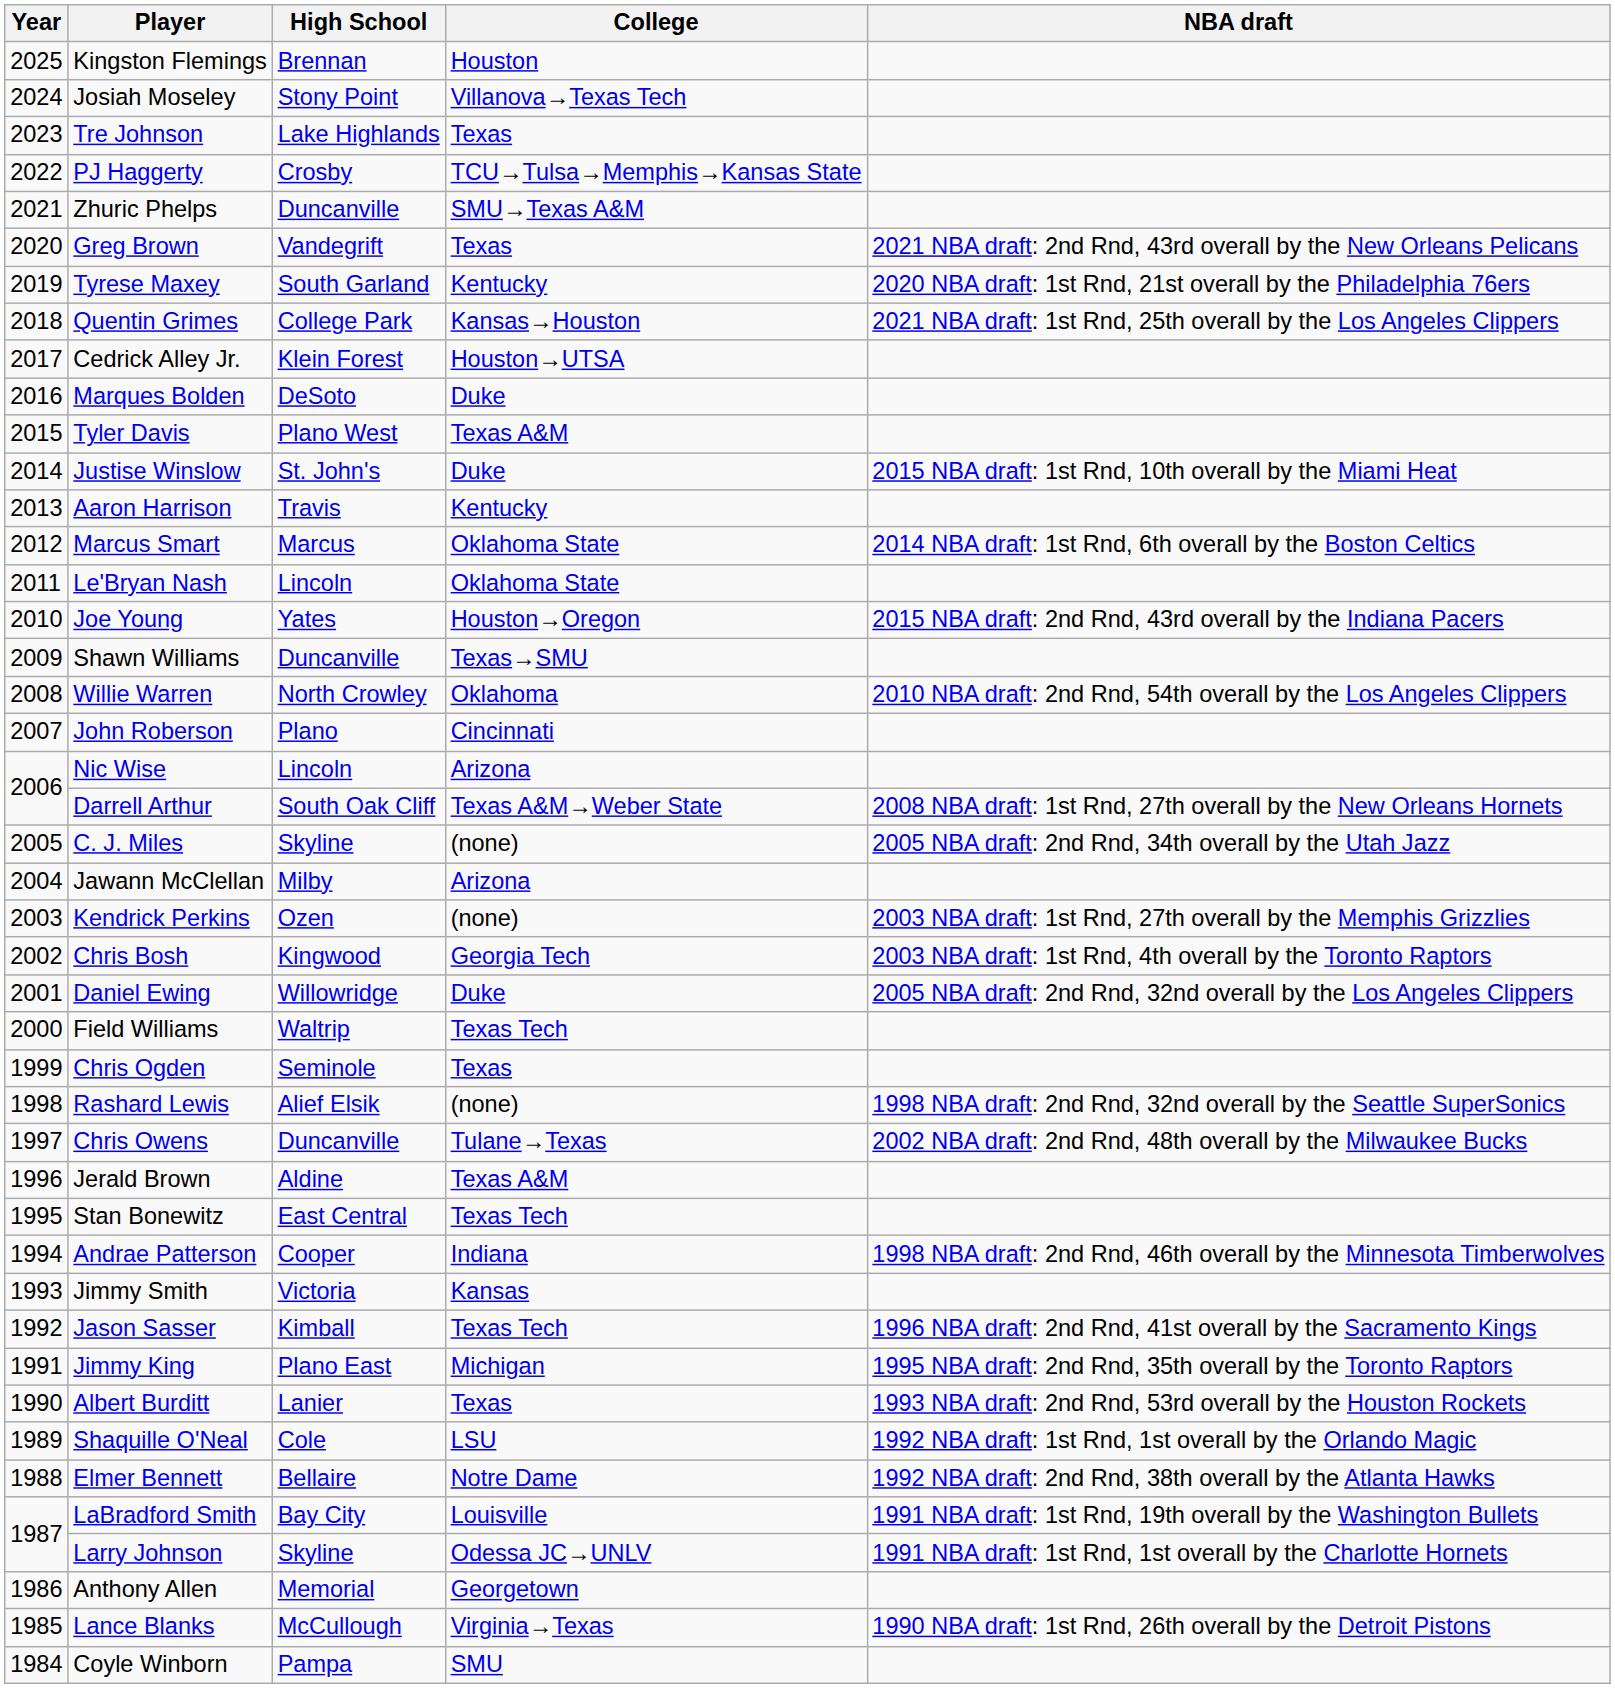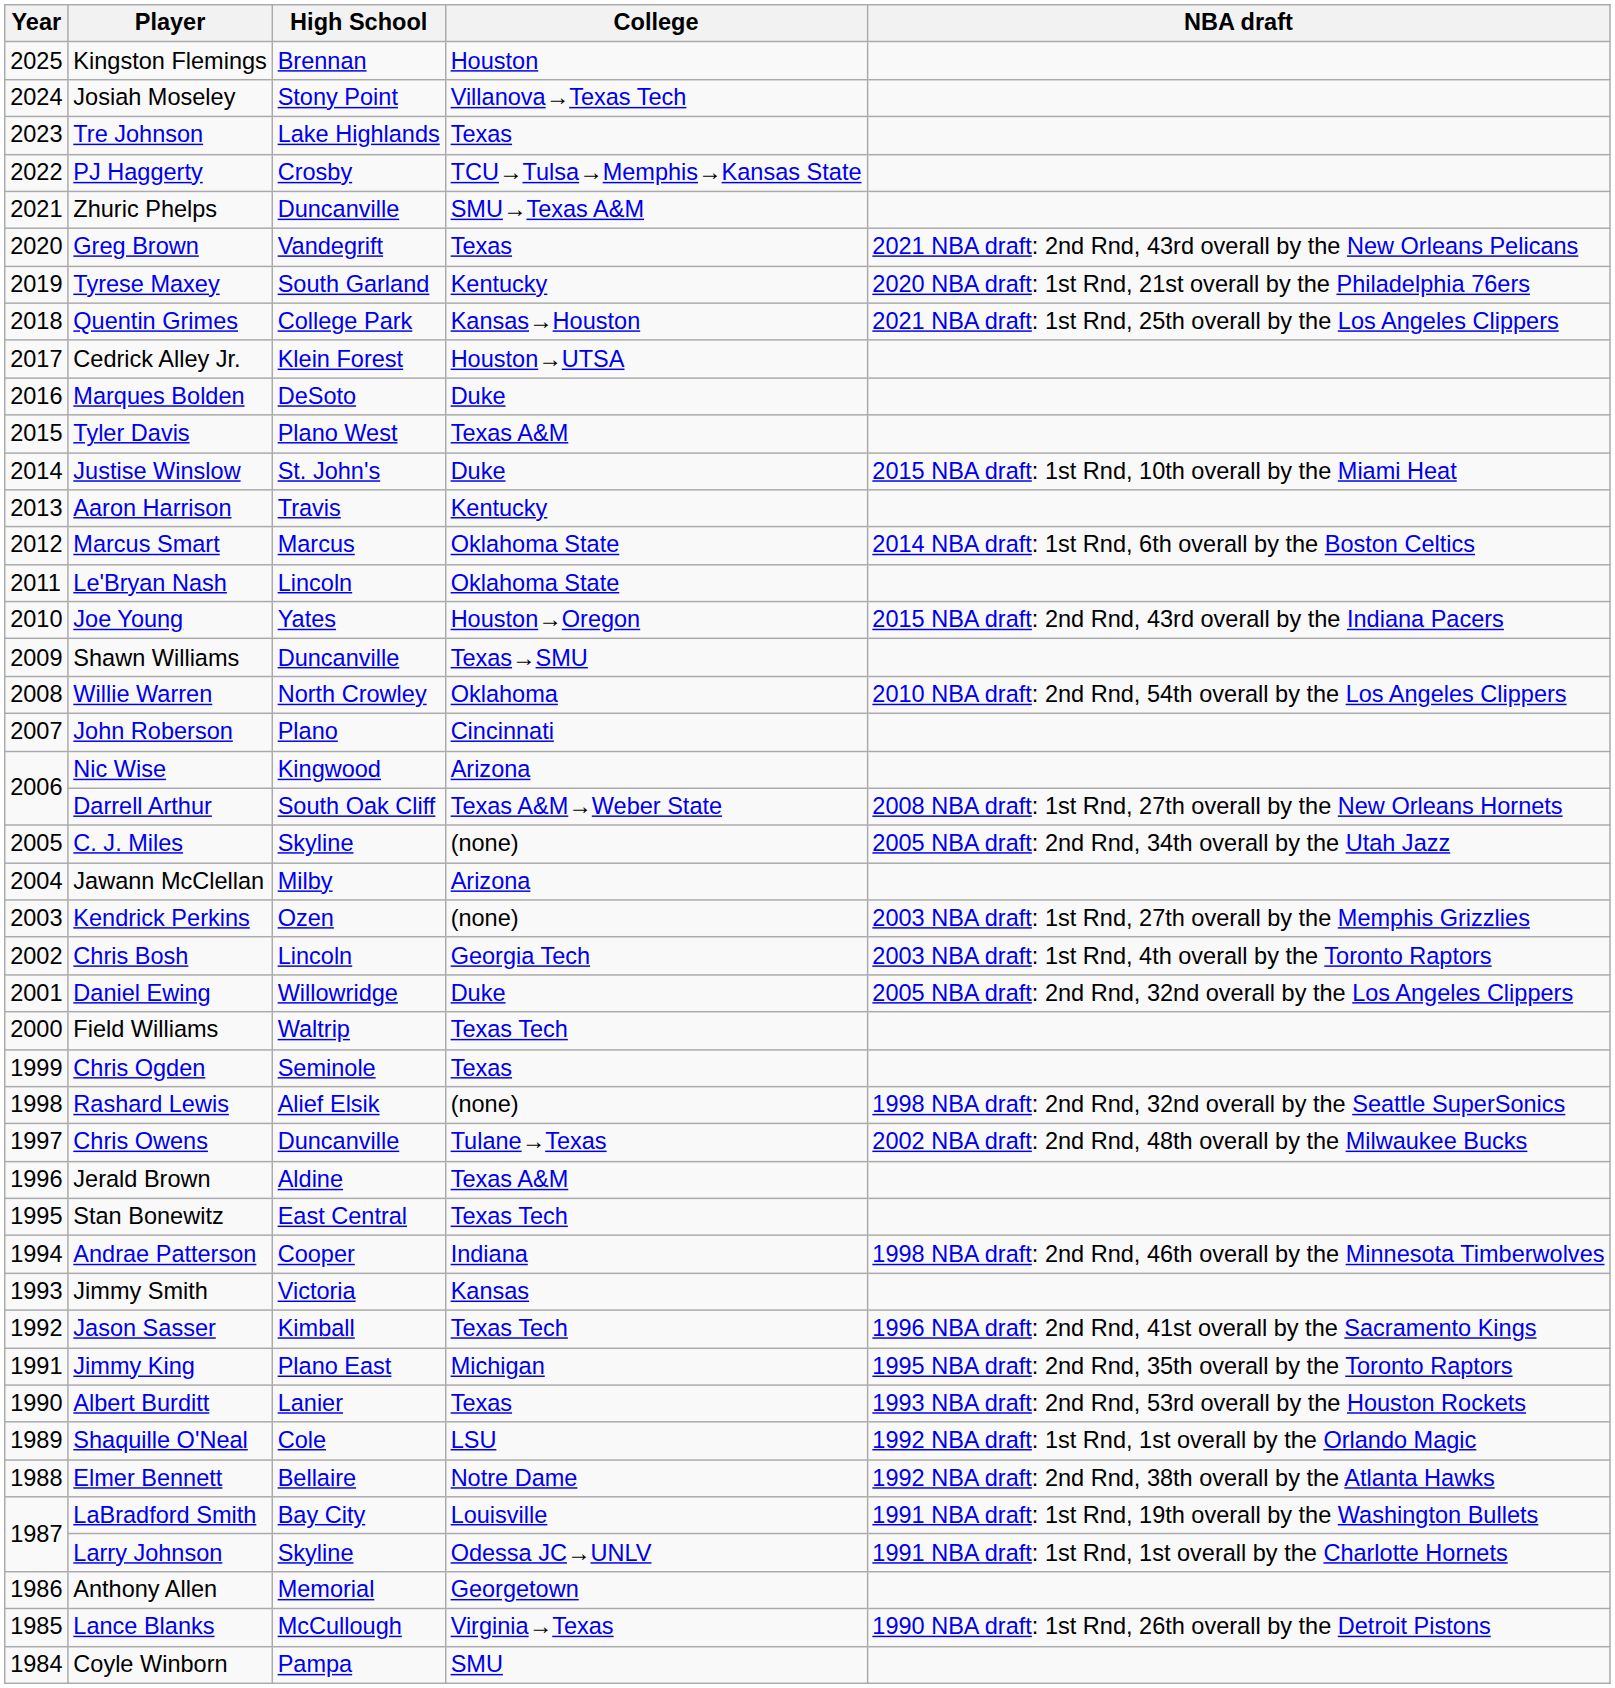(315, 769) Lincoln -> (329, 769) Kingwood
(329, 955) Kingwood -> (315, 955) Lincoln
